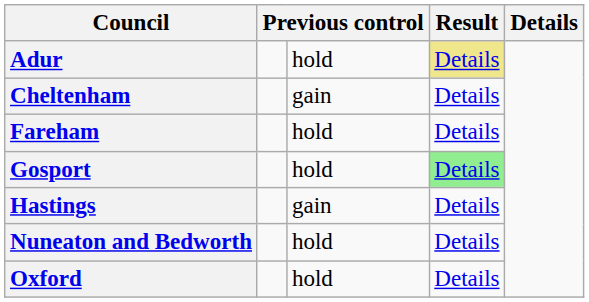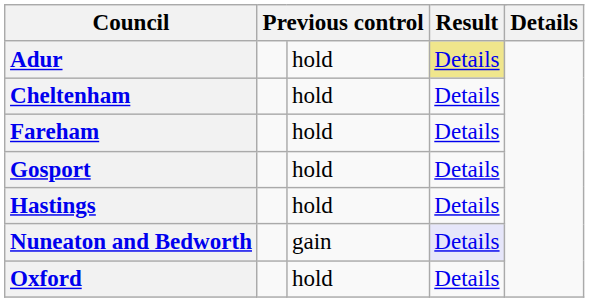(312, 95) gain -> (312, 95) hold
(467, 168) lightgreen background -> (467, 168) no background
(312, 205) gain -> (312, 205) hold
(312, 242) hold -> (312, 242) gain
(467, 242) no background -> (467, 242) lavender background
